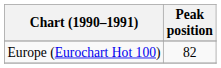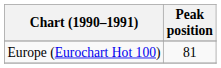(190, 52) 82 -> (190, 52) 81
